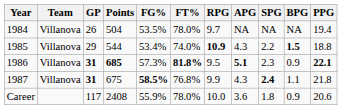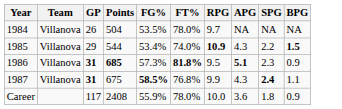- column: (324, 12)
